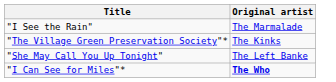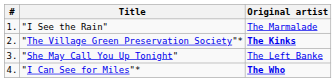+ column: (12, 12)
(256, 41) normal -> (272, 41) bold
